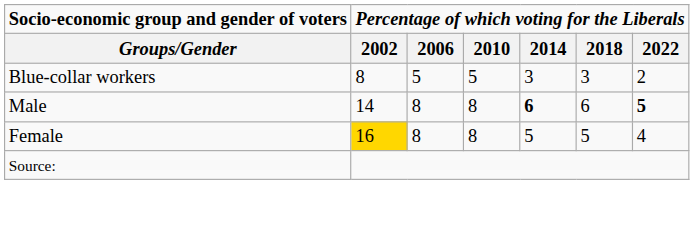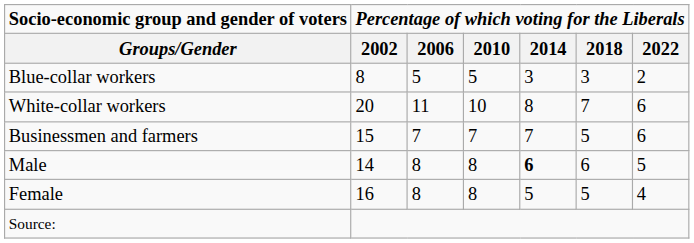+ row: (87, 106)
+ row: (103, 135)
(641, 106) bold -> (641, 164) normal
(365, 135) gold background -> (365, 194) no background
